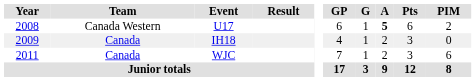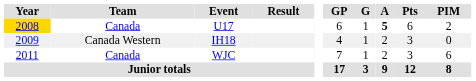(27, 26) no background -> (27, 26) gold background
(123, 26) Canada Western -> (123, 26) Canada
(123, 40) Canada -> (123, 40) Canada Western
